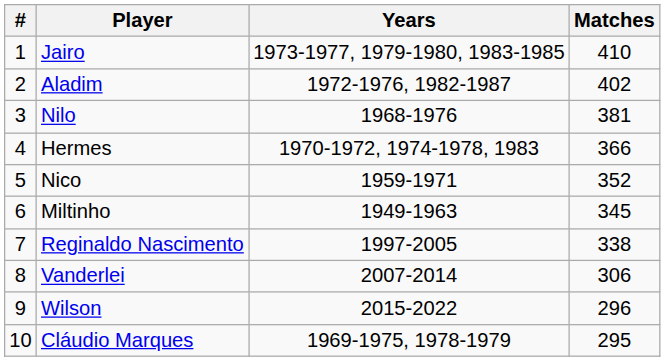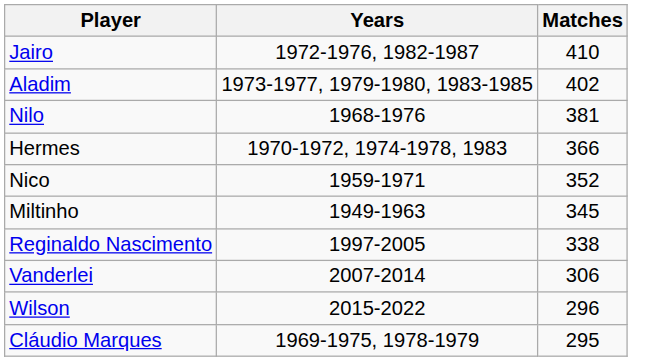- column: (20, 20)
(409, 52) 1973-1977, 1979-1980, 1983-1985 -> (377, 52) 1972-1976, 1982-1987
(409, 84) 1972-1976, 1982-1987 -> (377, 84) 1973-1977, 1979-1980, 1983-1985
